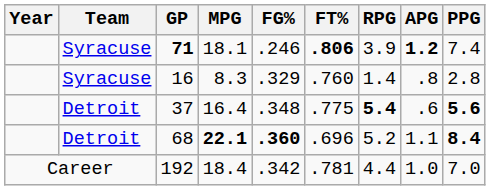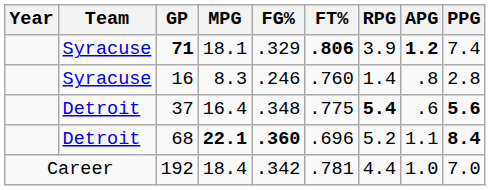(278, 50) .246 -> (278, 50) .329
(278, 80) .329 -> (278, 80) .246
